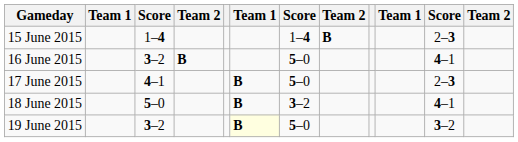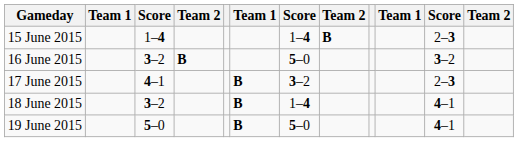(444, 59) 4–1 -> (444, 59) 3–2
(299, 81) 5–0 -> (299, 81) 3–2
(154, 103) 5–0 -> (154, 103) 3–2
(299, 103) 3–2 -> (299, 103) 1–4
(154, 125) 3–2 -> (154, 125) 5–0
(238, 125) lightyellow background -> (238, 125) no background
(444, 125) 3–2 -> (444, 125) 4–1
